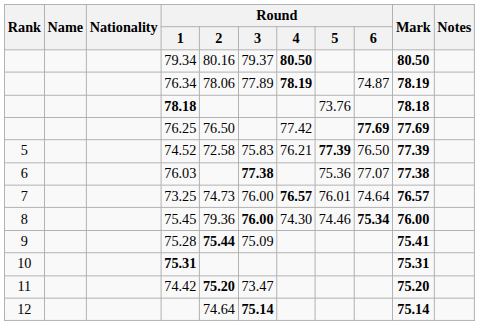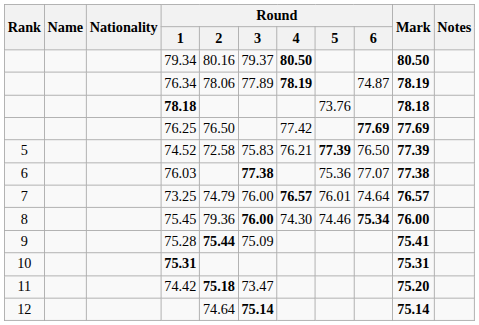(219, 196) 74.73 -> (219, 196) 74.79
(219, 286) 75.20 -> (219, 286) 75.18
